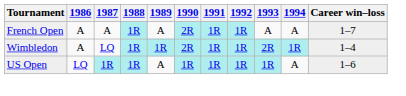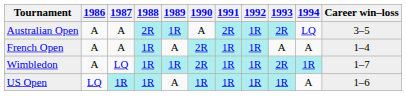+ row: (43, 30)
(348, 30) 1–7 -> (362, 47) 1–4
(348, 47) 1–4 -> (362, 64) 1–7
